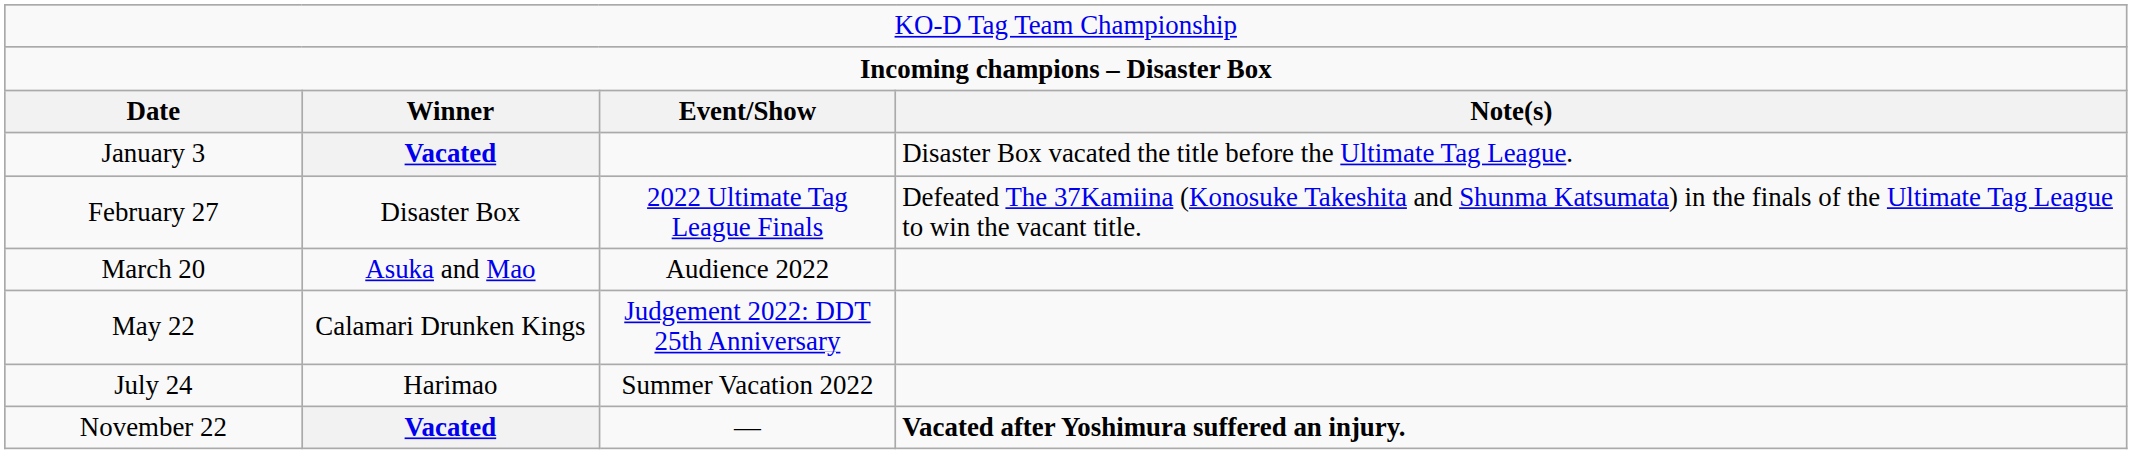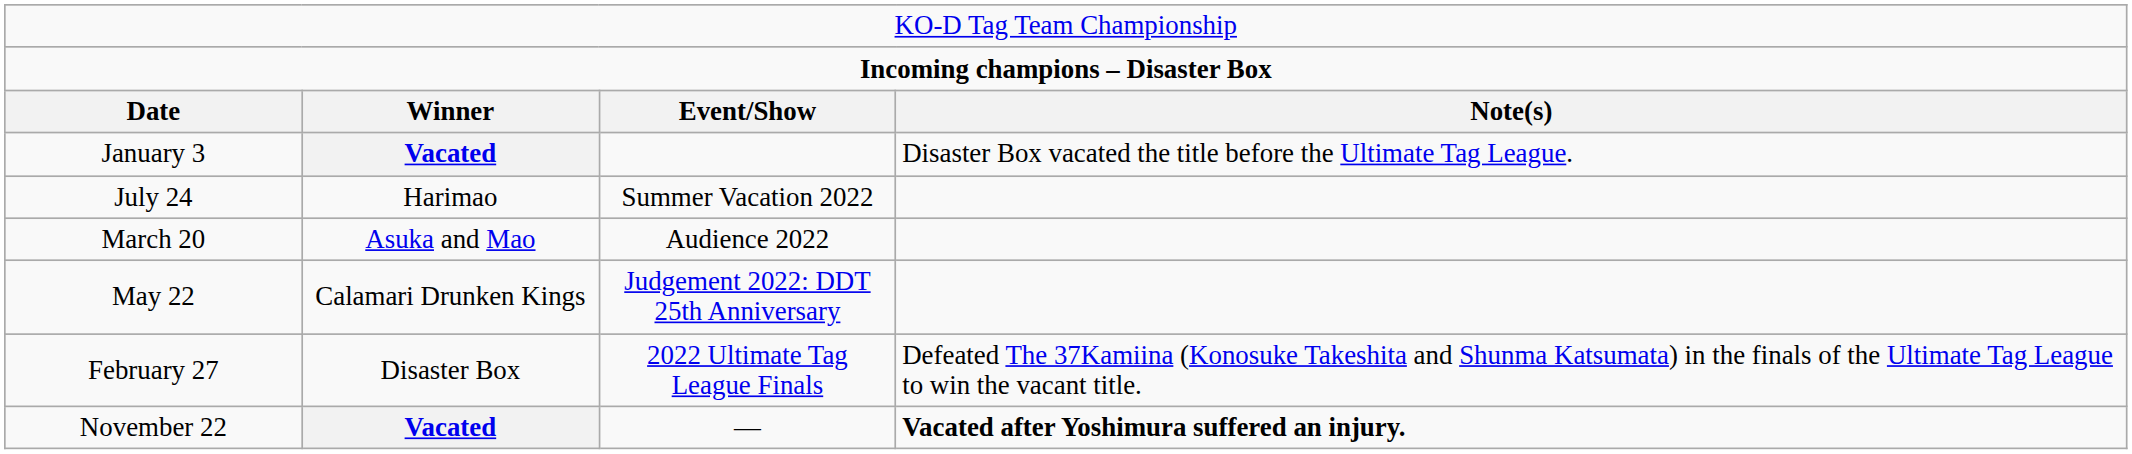rows swapped: (153, 211) <-> (153, 384)
